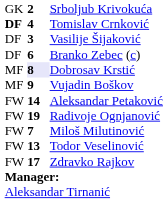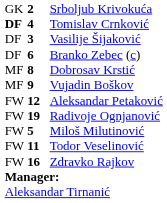(30, 69) lavender background -> (30, 69) no background
(34, 100) 14 -> (34, 100) 12
(30, 131) 7 -> (30, 131) 5
(34, 146) 13 -> (33, 146) 11
(34, 161) 17 -> (34, 161) 16
